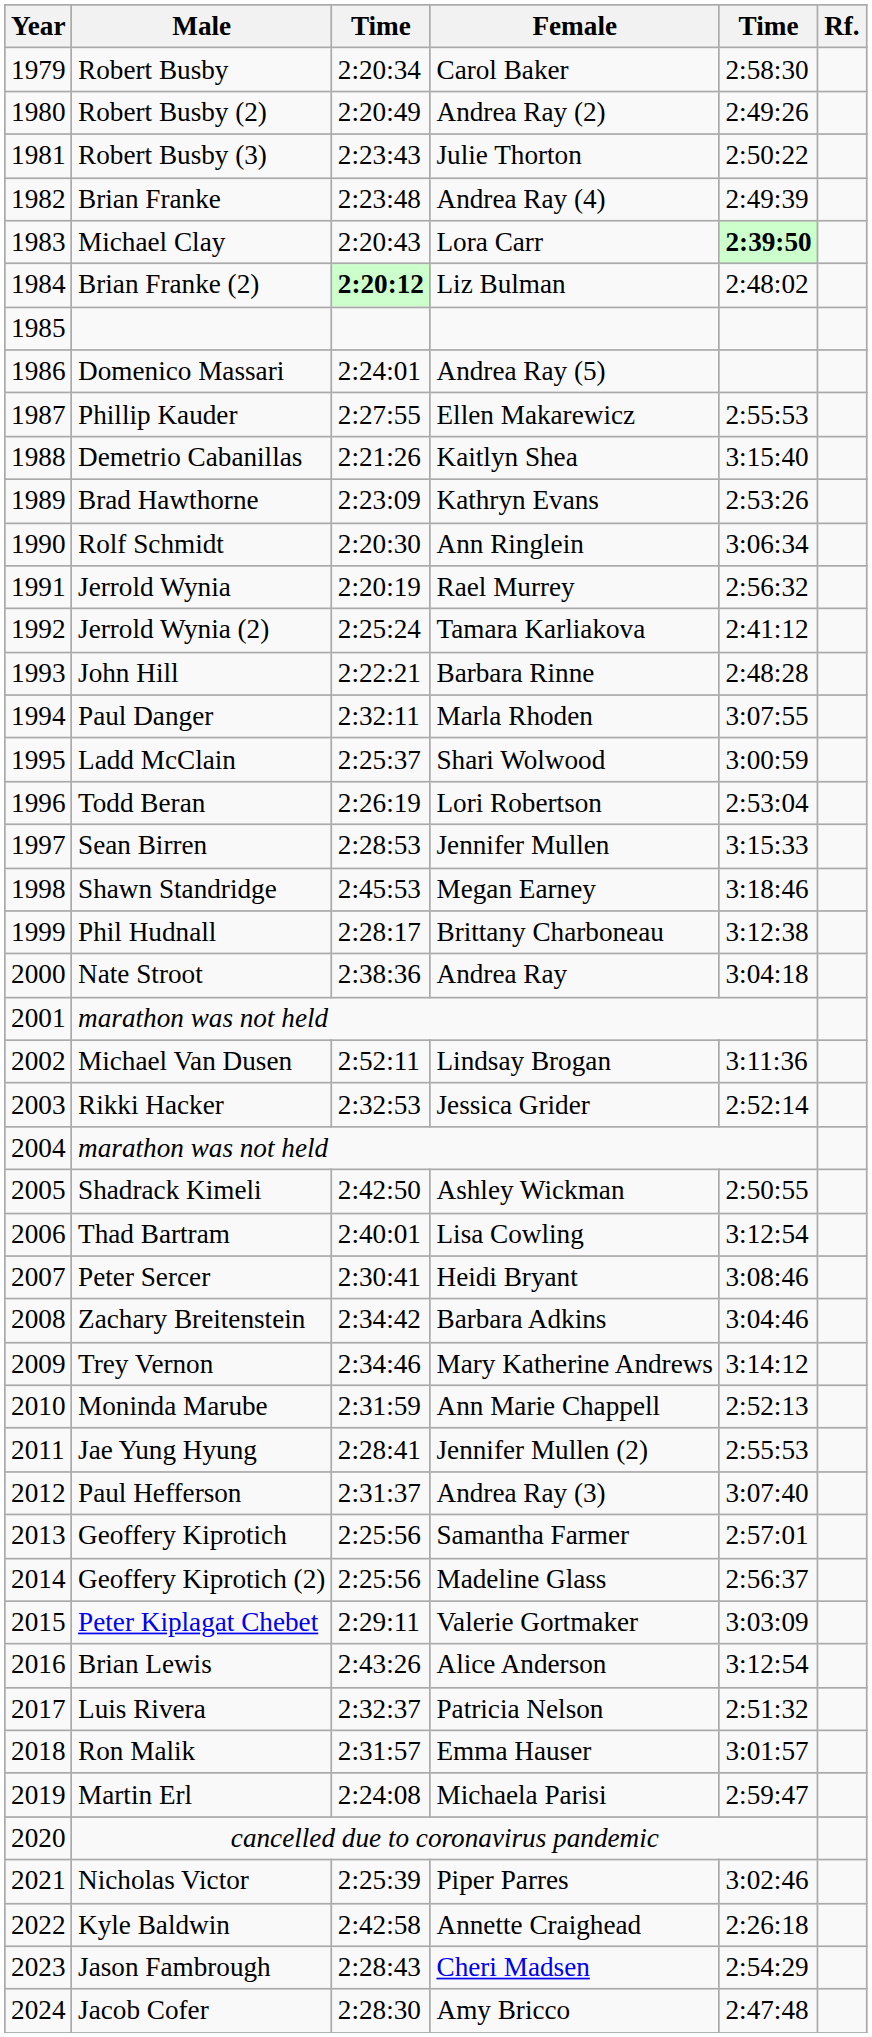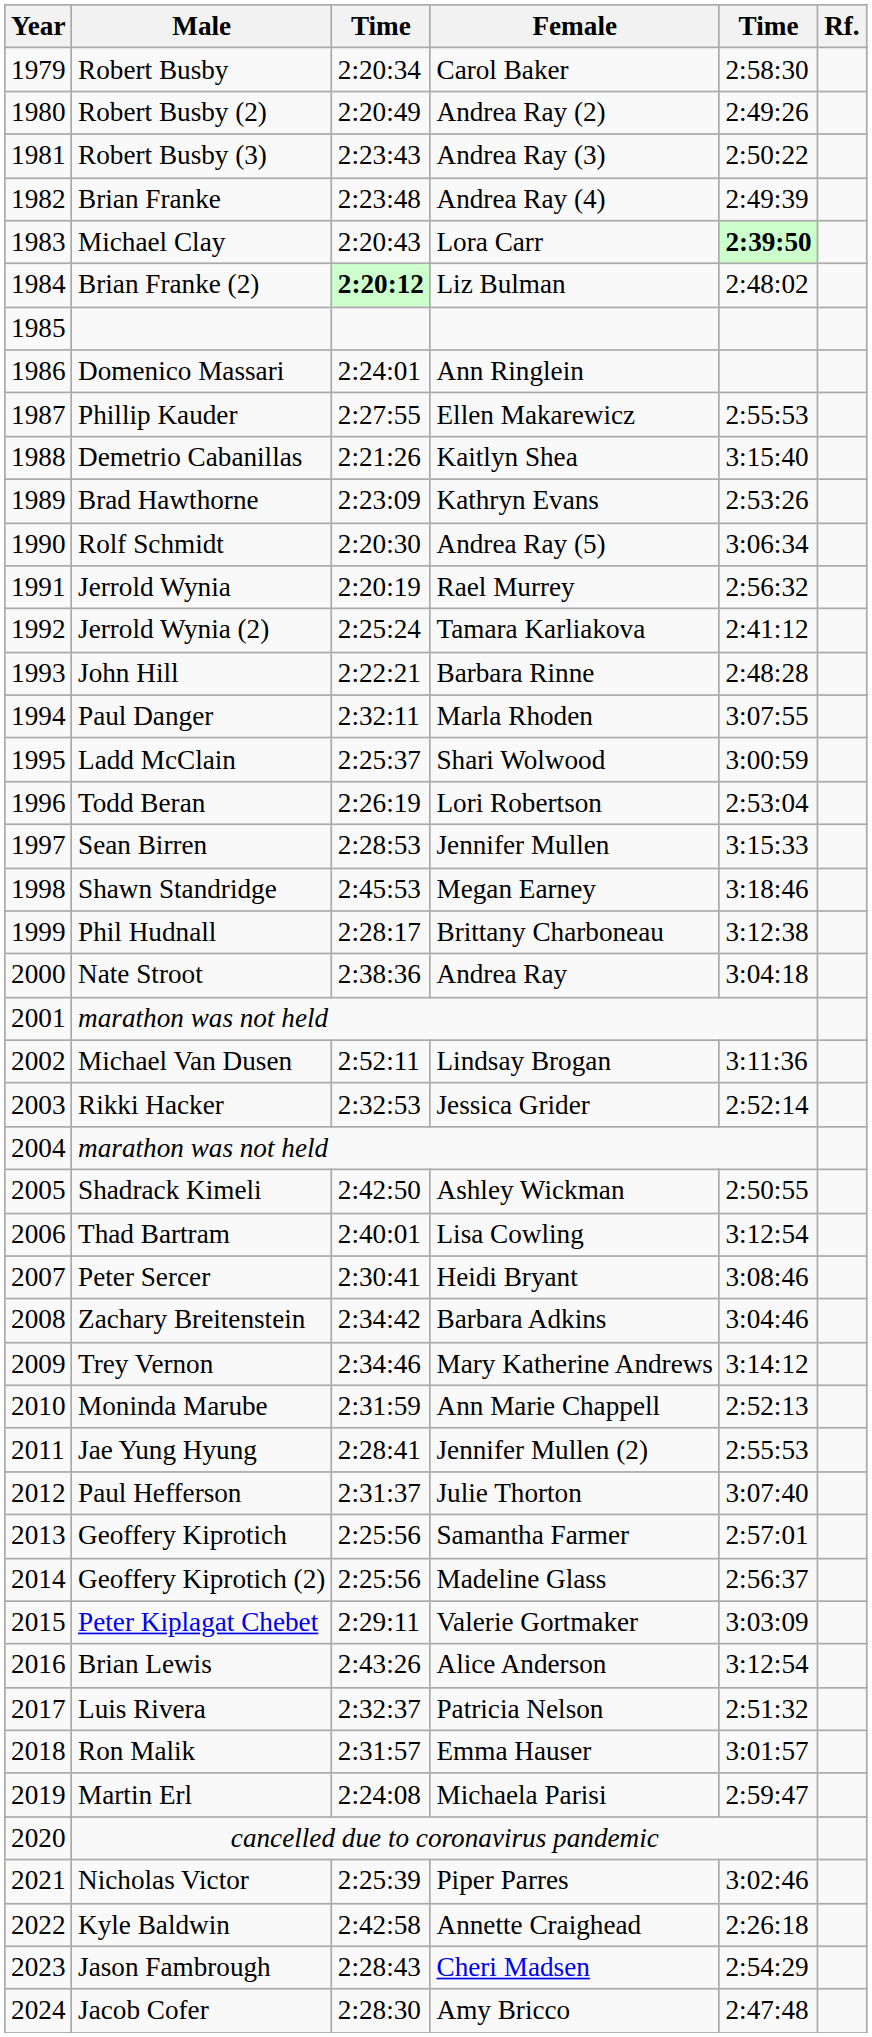(509, 155) Julie Thorton -> (521, 155) Andrea Ray (3)
(521, 371) Andrea Ray (5) -> (510, 371) Ann Ringlein
(510, 543) Ann Ringlein -> (521, 543) Andrea Ray (5)
(521, 1492) Andrea Ray (3) -> (509, 1492) Julie Thorton
